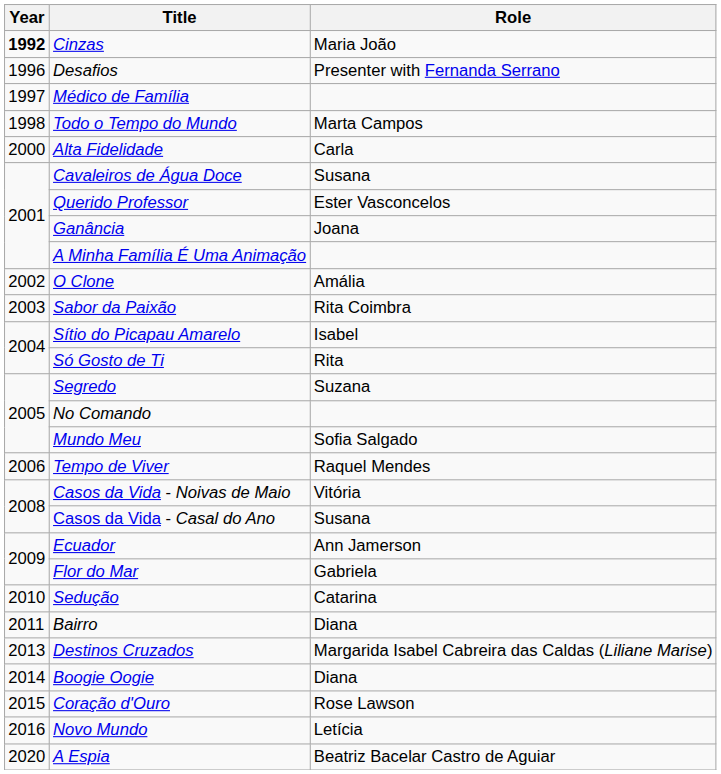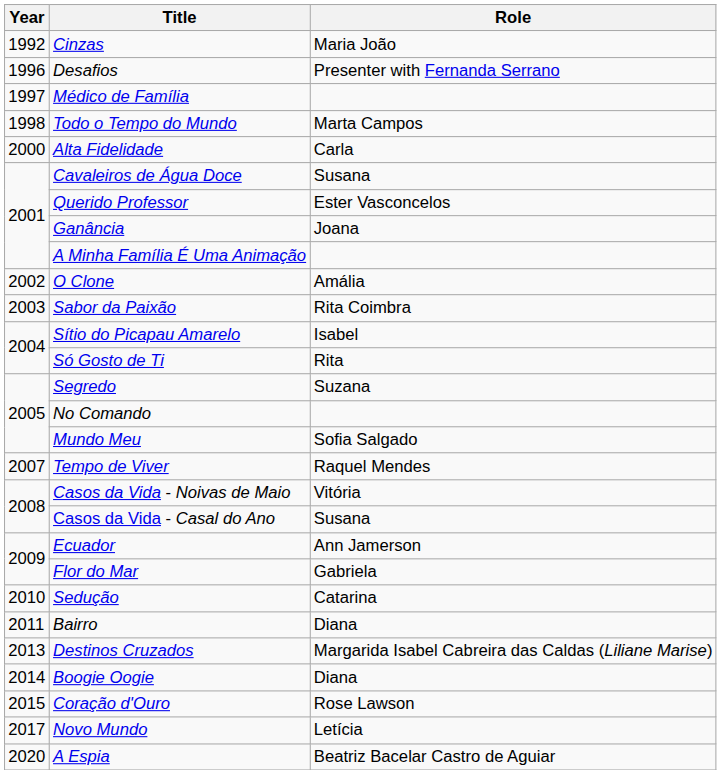(27, 44) bold -> (27, 44) normal
(27, 466) 2006 -> (27, 466) 2007
(27, 730) 2016 -> (27, 730) 2017
